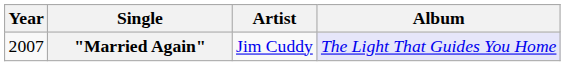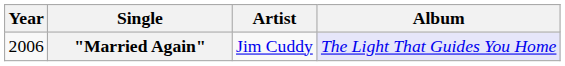(26, 46) 2007 -> (26, 46) 2006
